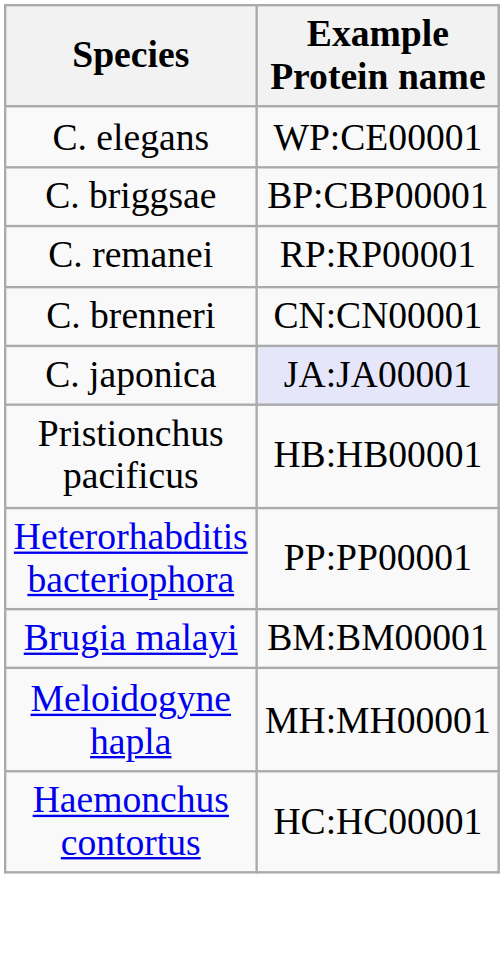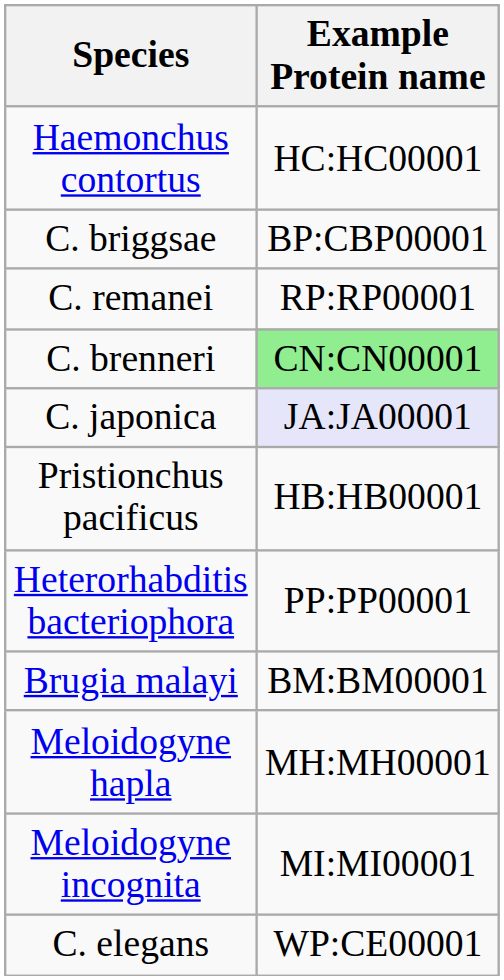rows swapped: (131, 136) <-> (131, 820)
(378, 315) no background -> (378, 357) lightgreen background
+ row: (131, 863)
